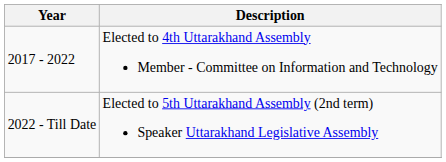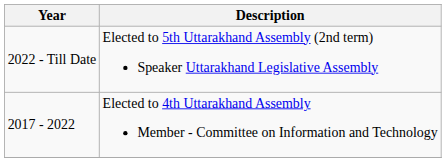rows swapped: (41, 59) <-> (52, 124)
